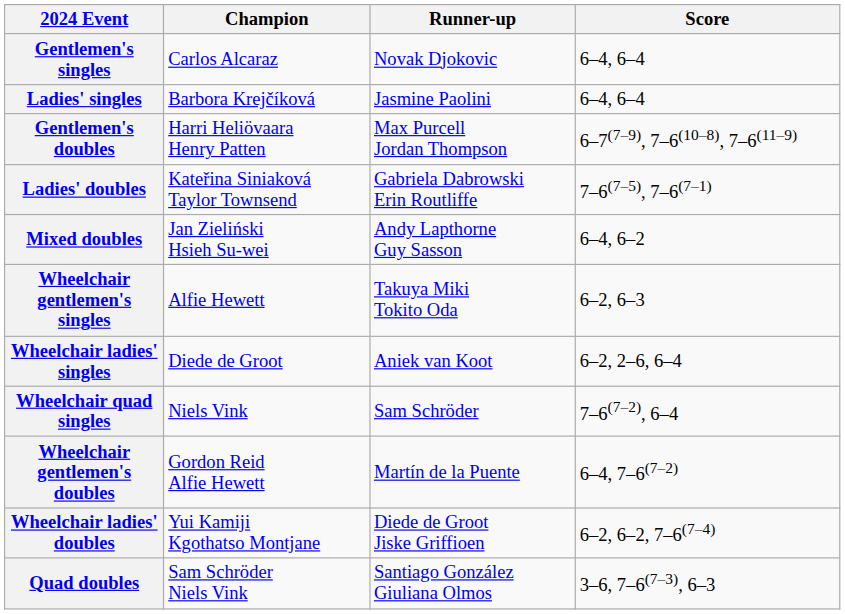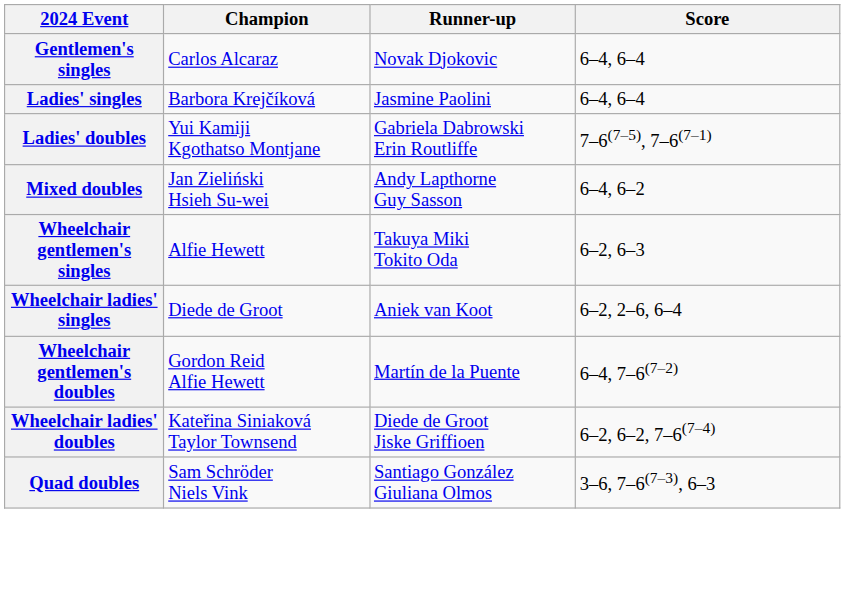- row: (84, 138)
(240, 189) Kateřina Siniaková Taylor Townsend -> (244, 138) Yui Kamiji Kgothatso Montjane
- row: (84, 411)
(244, 532) Yui Kamiji Kgothatso Montjane -> (240, 432) Kateřina Siniaková Taylor Townsend
